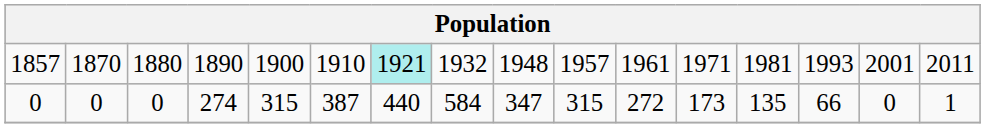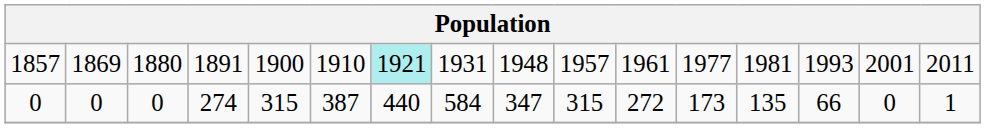(96, 63) 1870 -> (96, 63) 1869
(218, 63) 1890 -> (218, 63) 1891
(463, 63) 1932 -> (463, 63) 1931
(707, 63) 1971 -> (707, 63) 1977
